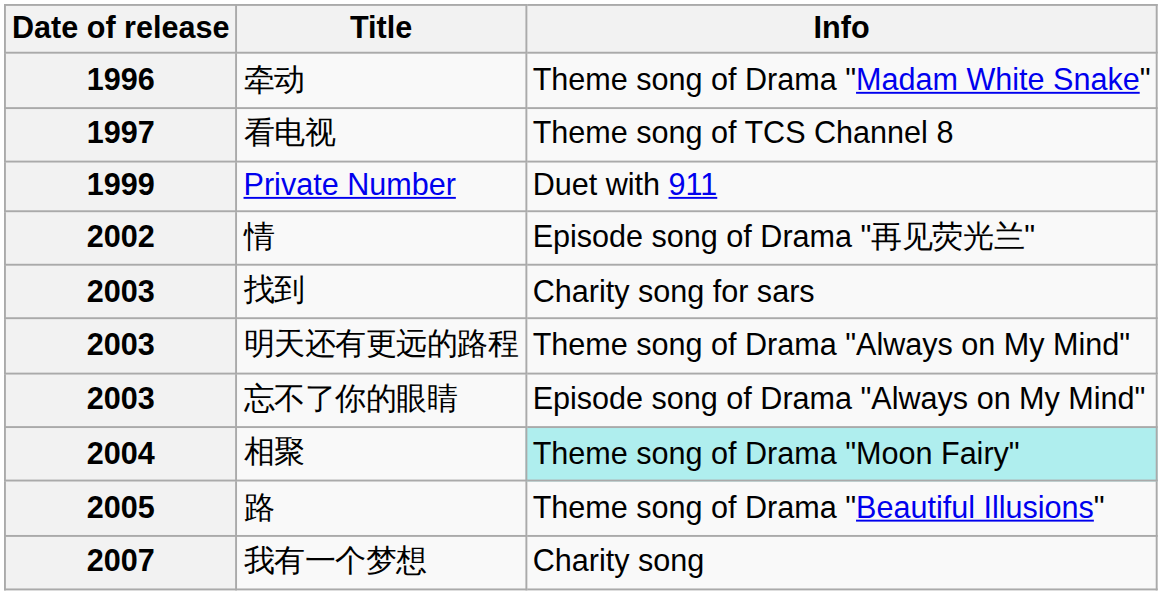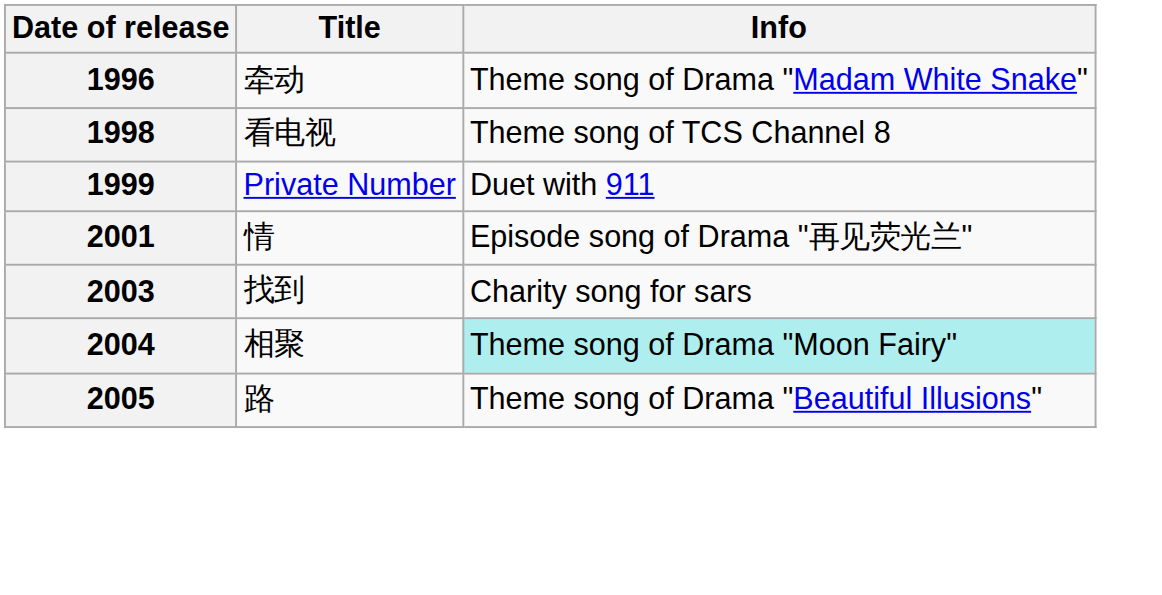(121, 134) 1997 -> (121, 134) 1998
(121, 236) 2002 -> (121, 236) 2001
- row: (381, 344)
- row: (350, 398)
- row: (335, 561)
